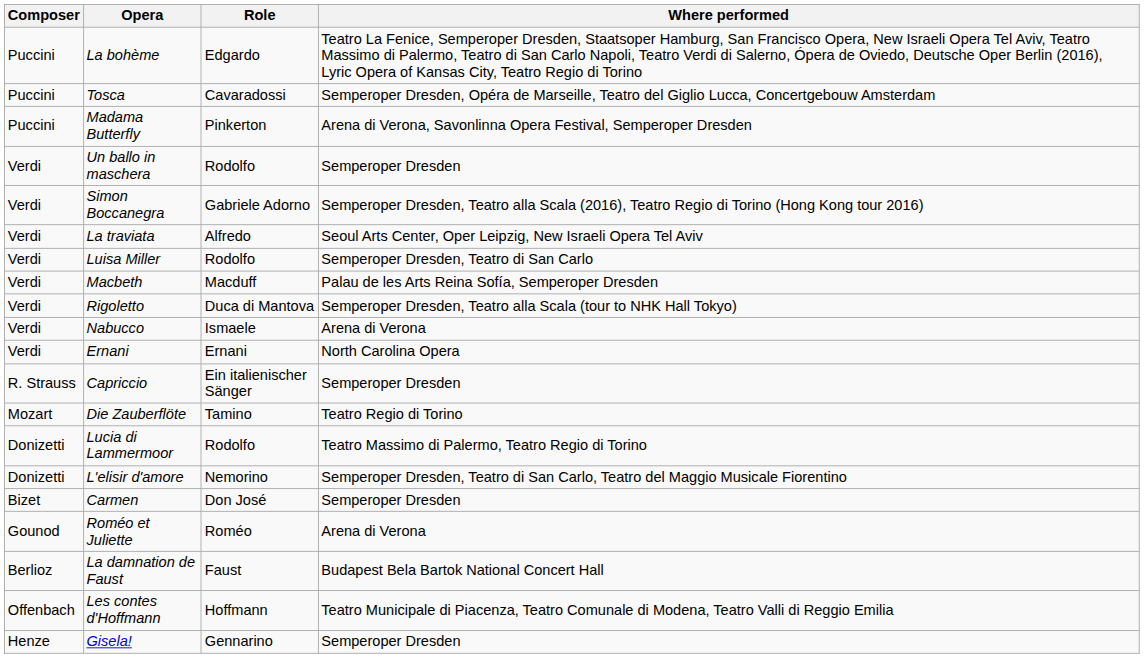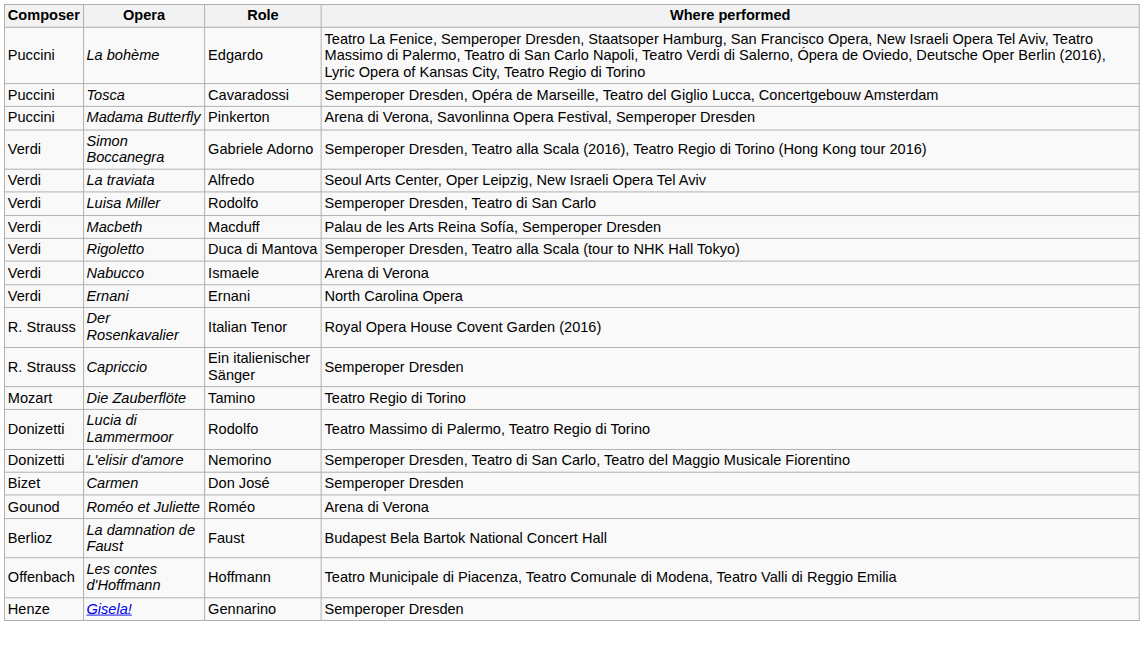- row: (121, 165)
+ row: (133, 327)
